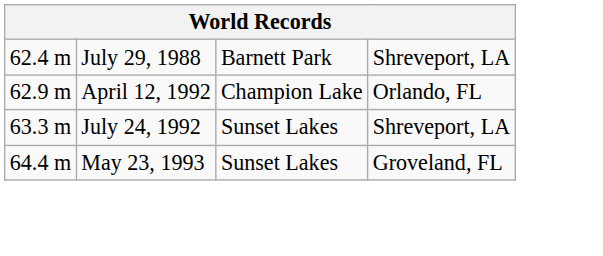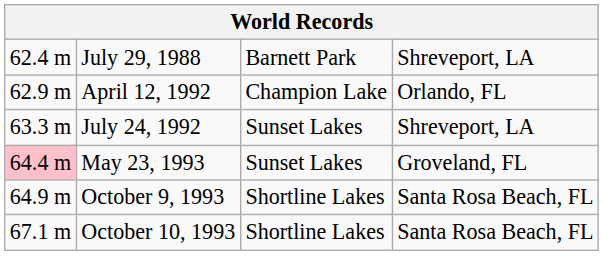(40, 162) no background -> (40, 162) pink background
+ row: (153, 197)
+ row: (158, 232)
